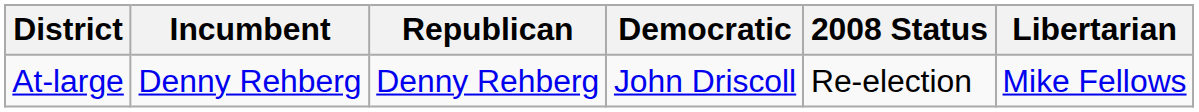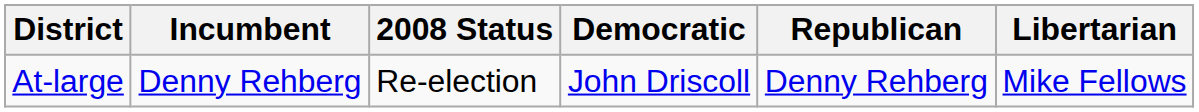columns swapped: (899, 29) <-> (488, 29)
